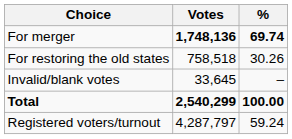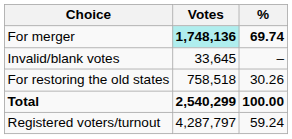(206, 36) no background -> (206, 36) paleturquoise background
rows swapped: (88, 58) <-> (64, 79)
